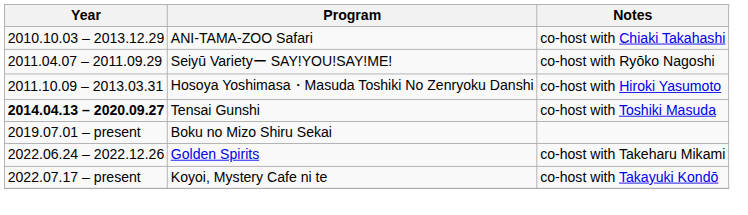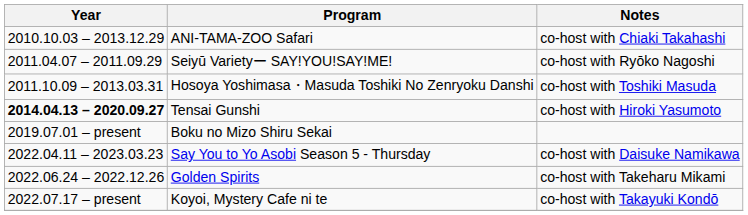(631, 86) co-host with Hiroki Yasumoto -> (628, 86) co-host with Toshiki Masuda
(628, 110) co-host with Toshiki Masuda -> (631, 110) co-host with Hiroki Yasumoto
+ row: (301, 154)
